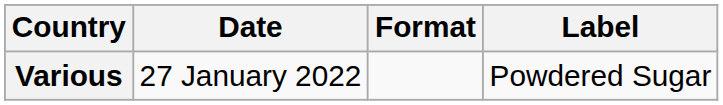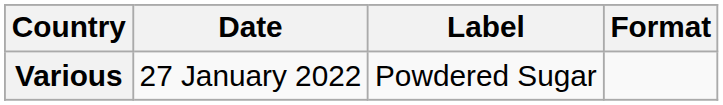columns swapped: (425, 28) <-> (600, 28)
